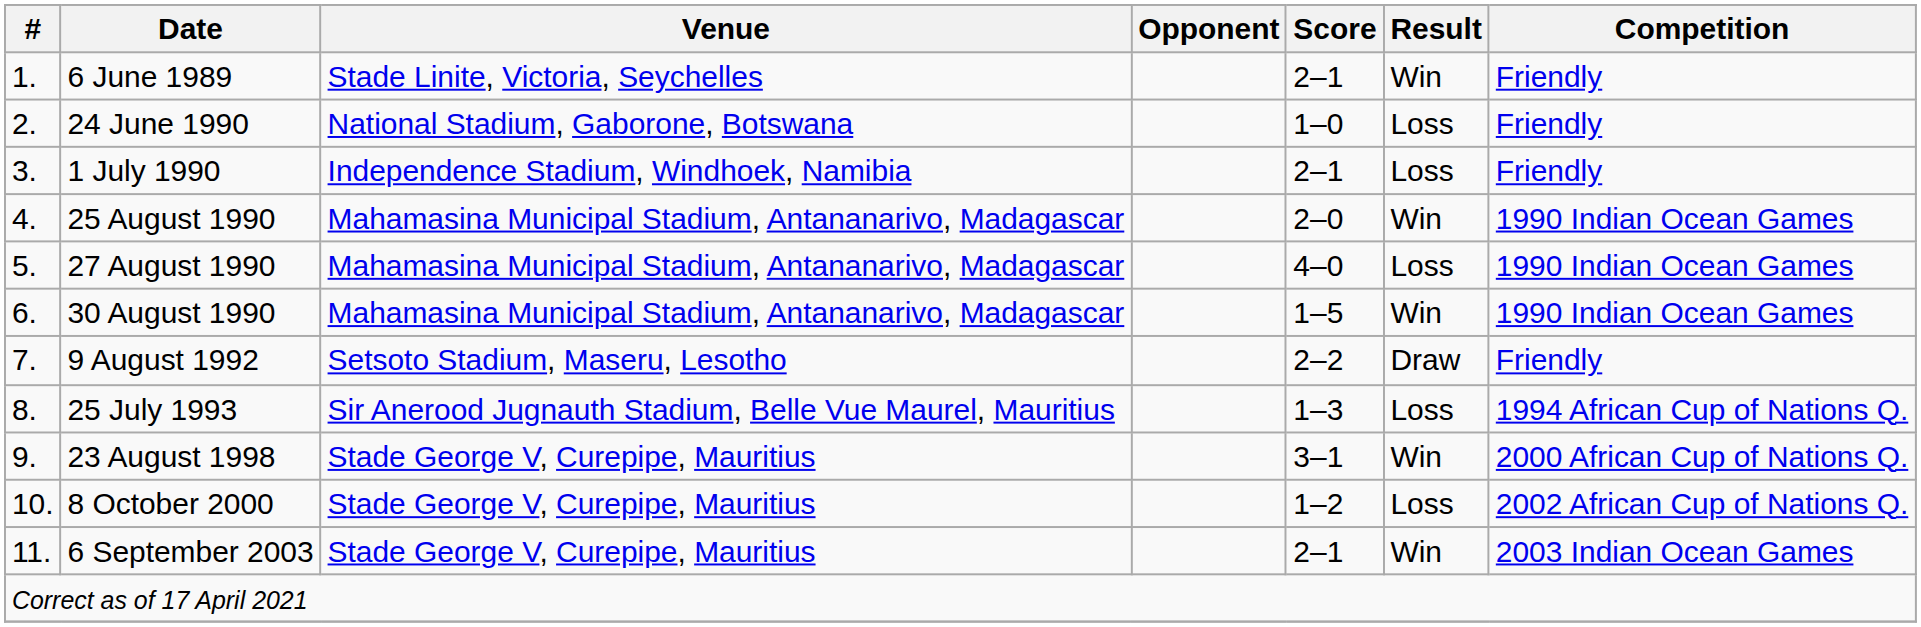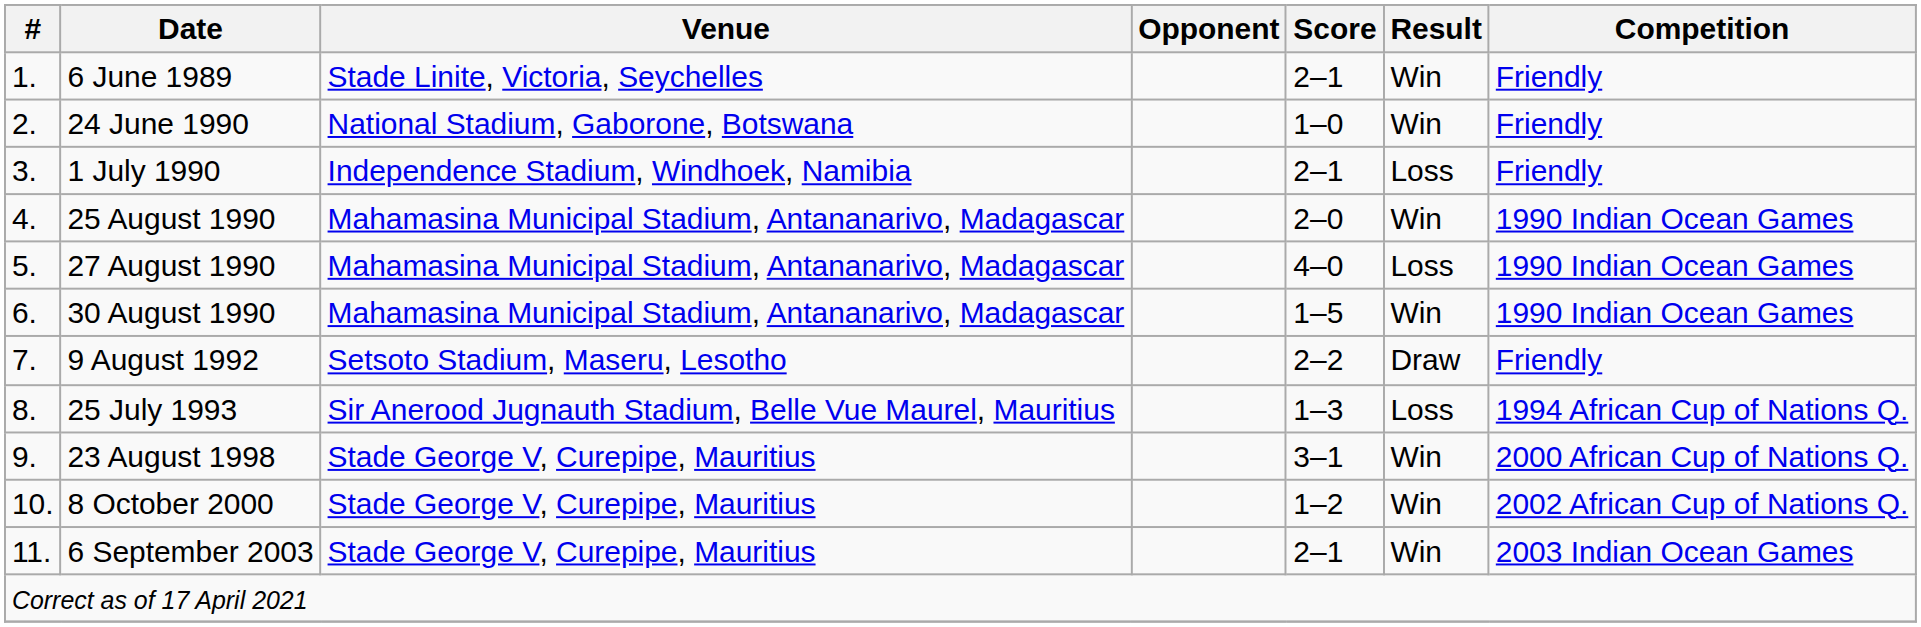(1422, 124) Loss -> (1416, 124) Win
(1422, 503) Loss -> (1416, 503) Win
